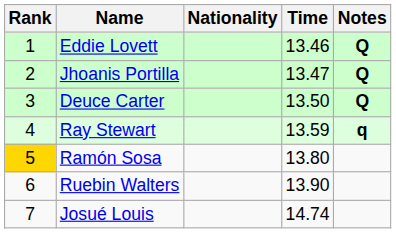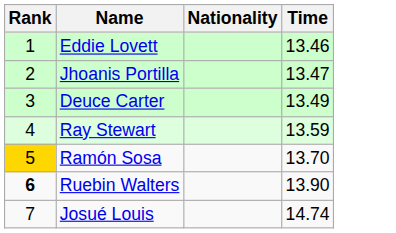- column: (362, 18)
(308, 102) 13.50 -> (308, 102) 13.49
(308, 158) 13.80 -> (308, 158) 13.70
(30, 185) normal -> (30, 185) bold
